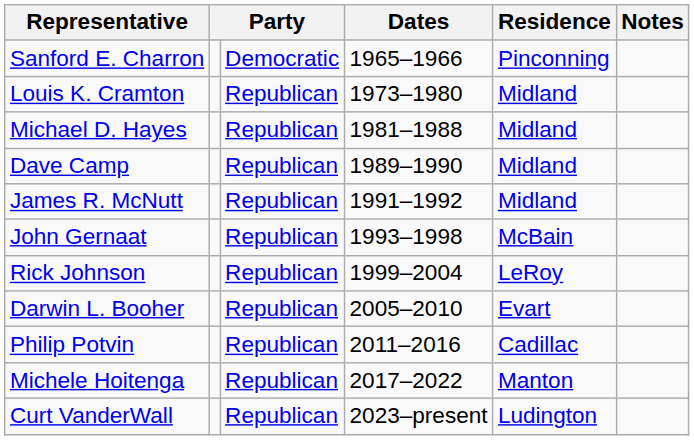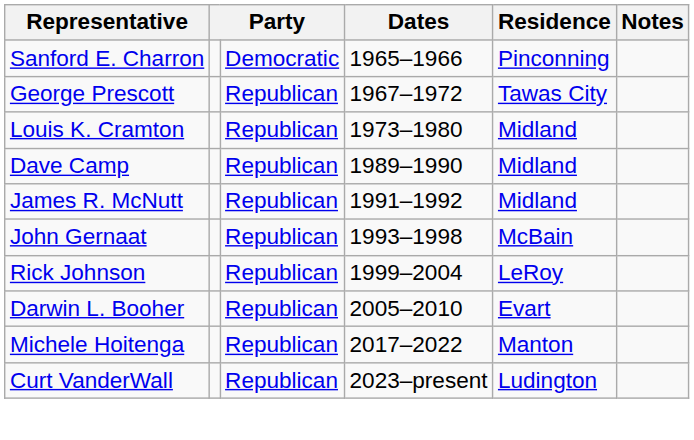+ row: (92, 93)
- row: (98, 129)
- row: (72, 344)
